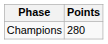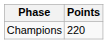(76, 30) 280 -> (76, 30) 220
